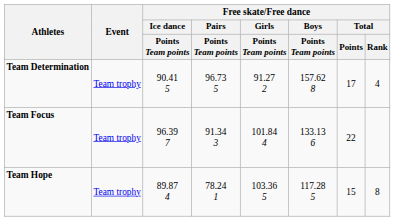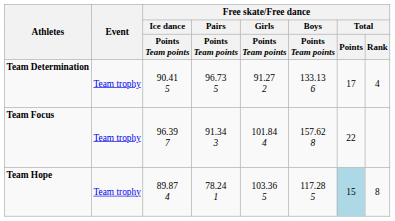(313, 84) 157.62 8 -> (313, 84) 133.13 6
(313, 138) 133.13 6 -> (313, 138) 157.62 8
(351, 192) no background -> (351, 192) lightblue background
